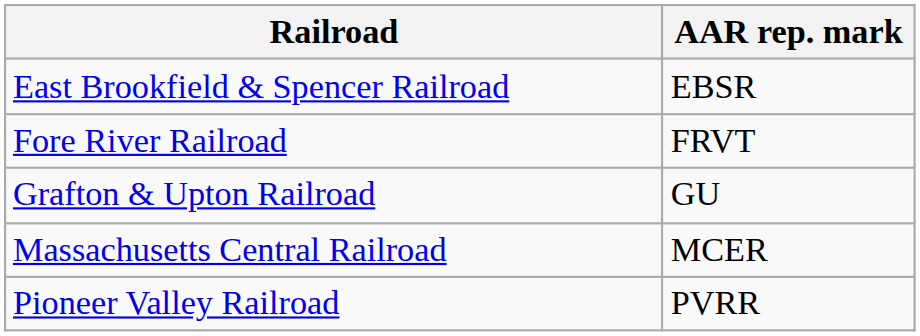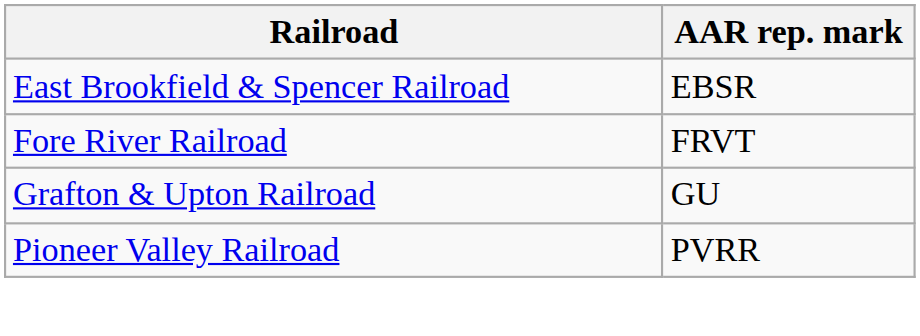- row: (230, 248)
